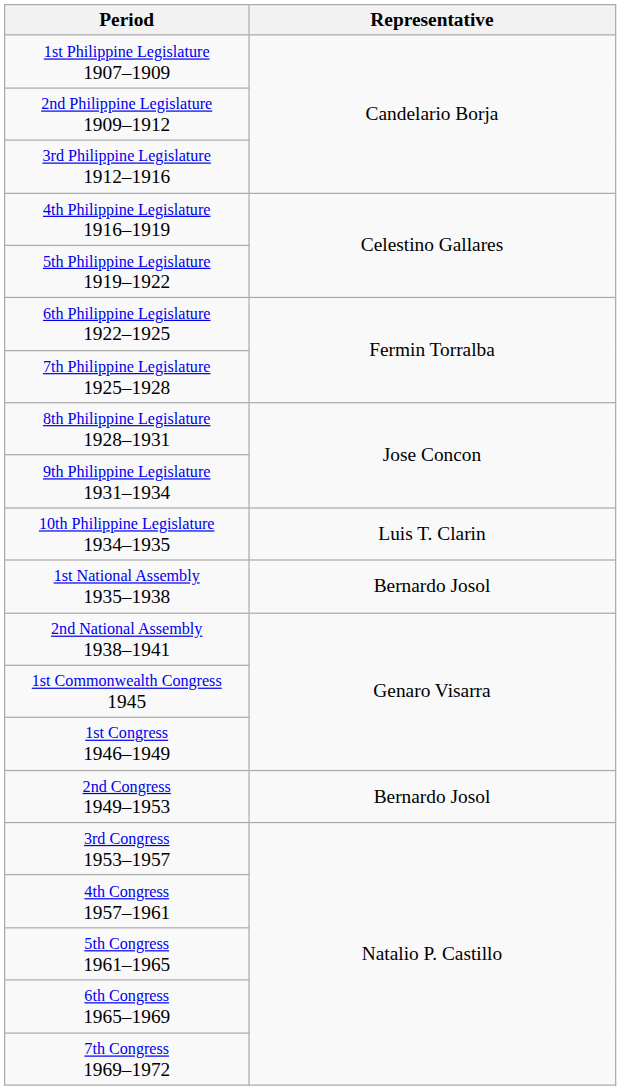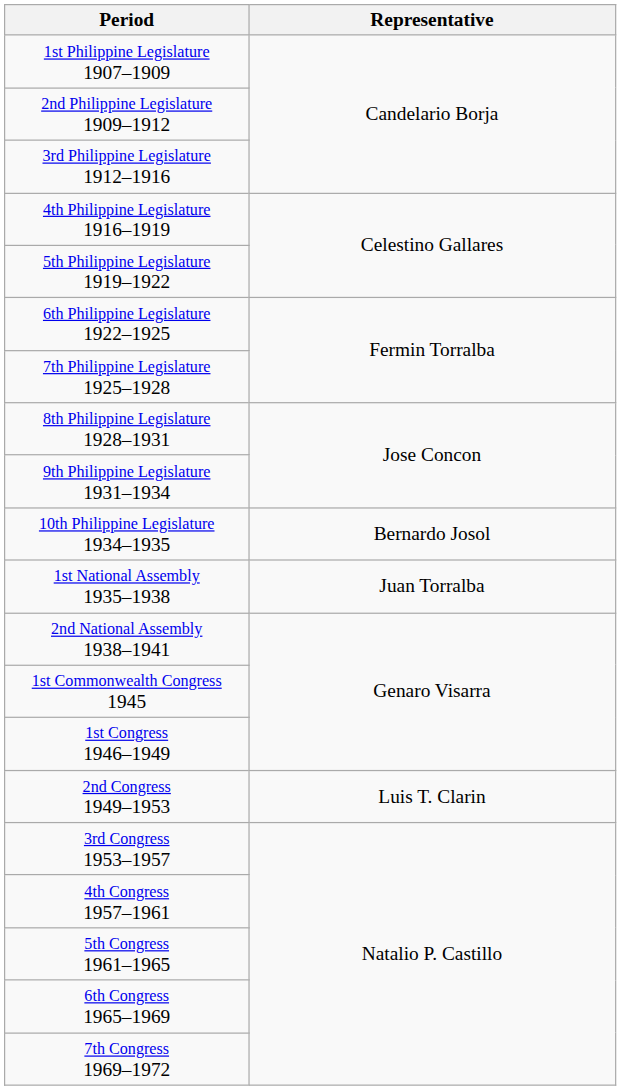(432, 533) Luis T. Clarin -> (432, 533) Bernardo Josol
(432, 586) Bernardo Josol -> (432, 586) Juan Torralba
(432, 796) Bernardo Josol -> (432, 796) Luis T. Clarin
